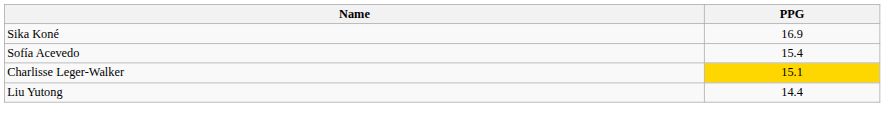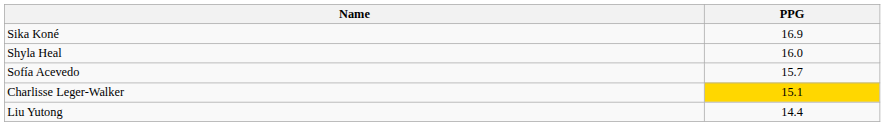+ row: (34, 53)
(792, 53) 15.4 -> (792, 72) 15.7
